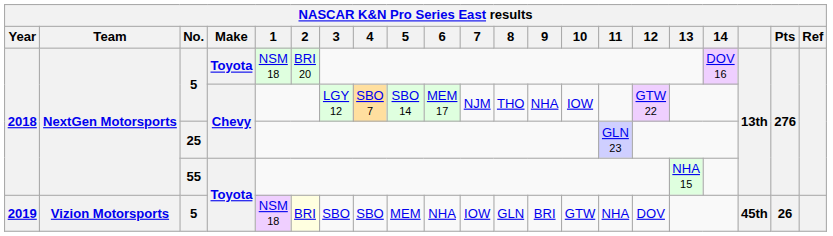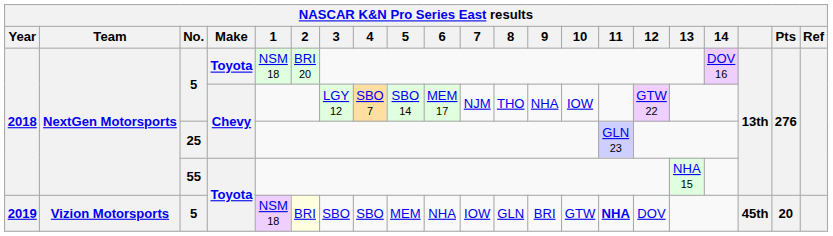(615, 213) normal -> (616, 213) bold
(785, 213) 26 -> (786, 213) 20
